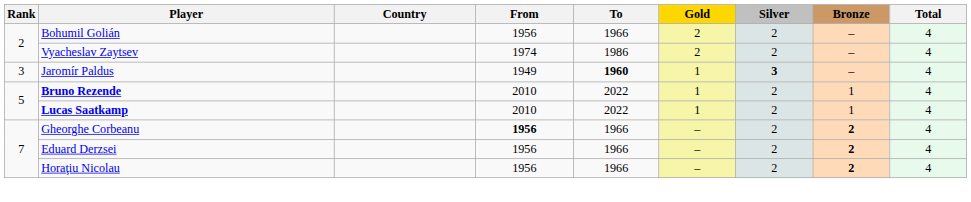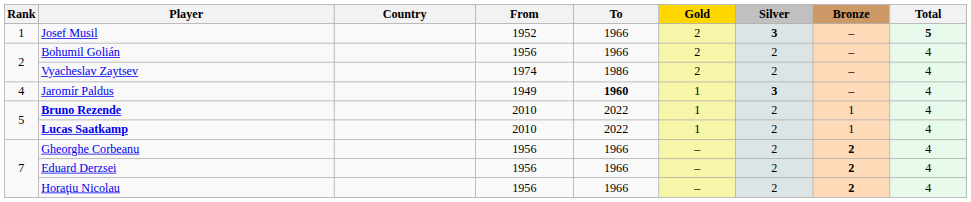+ row: (69, 33)
(21, 71) 3 -> (21, 91) 4
(524, 129) bold -> (524, 149) normal
